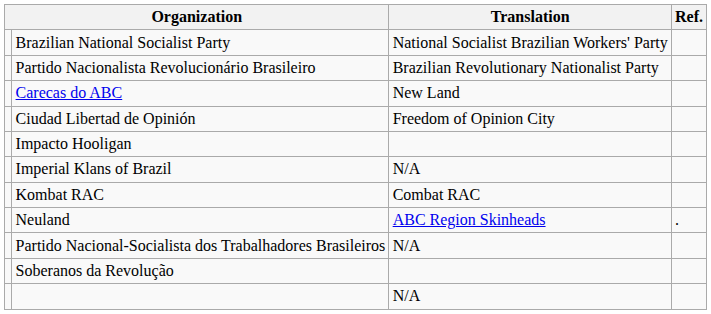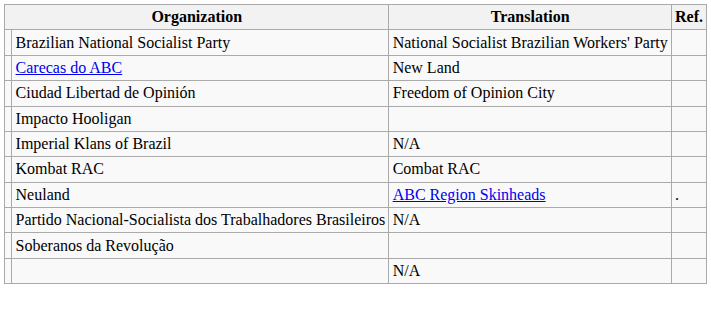- row: (166, 67)
